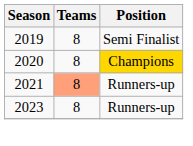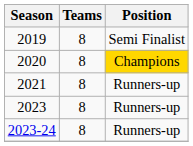(77, 84) lightsalmon background -> (82, 84) no background
+ row: (32, 130)
